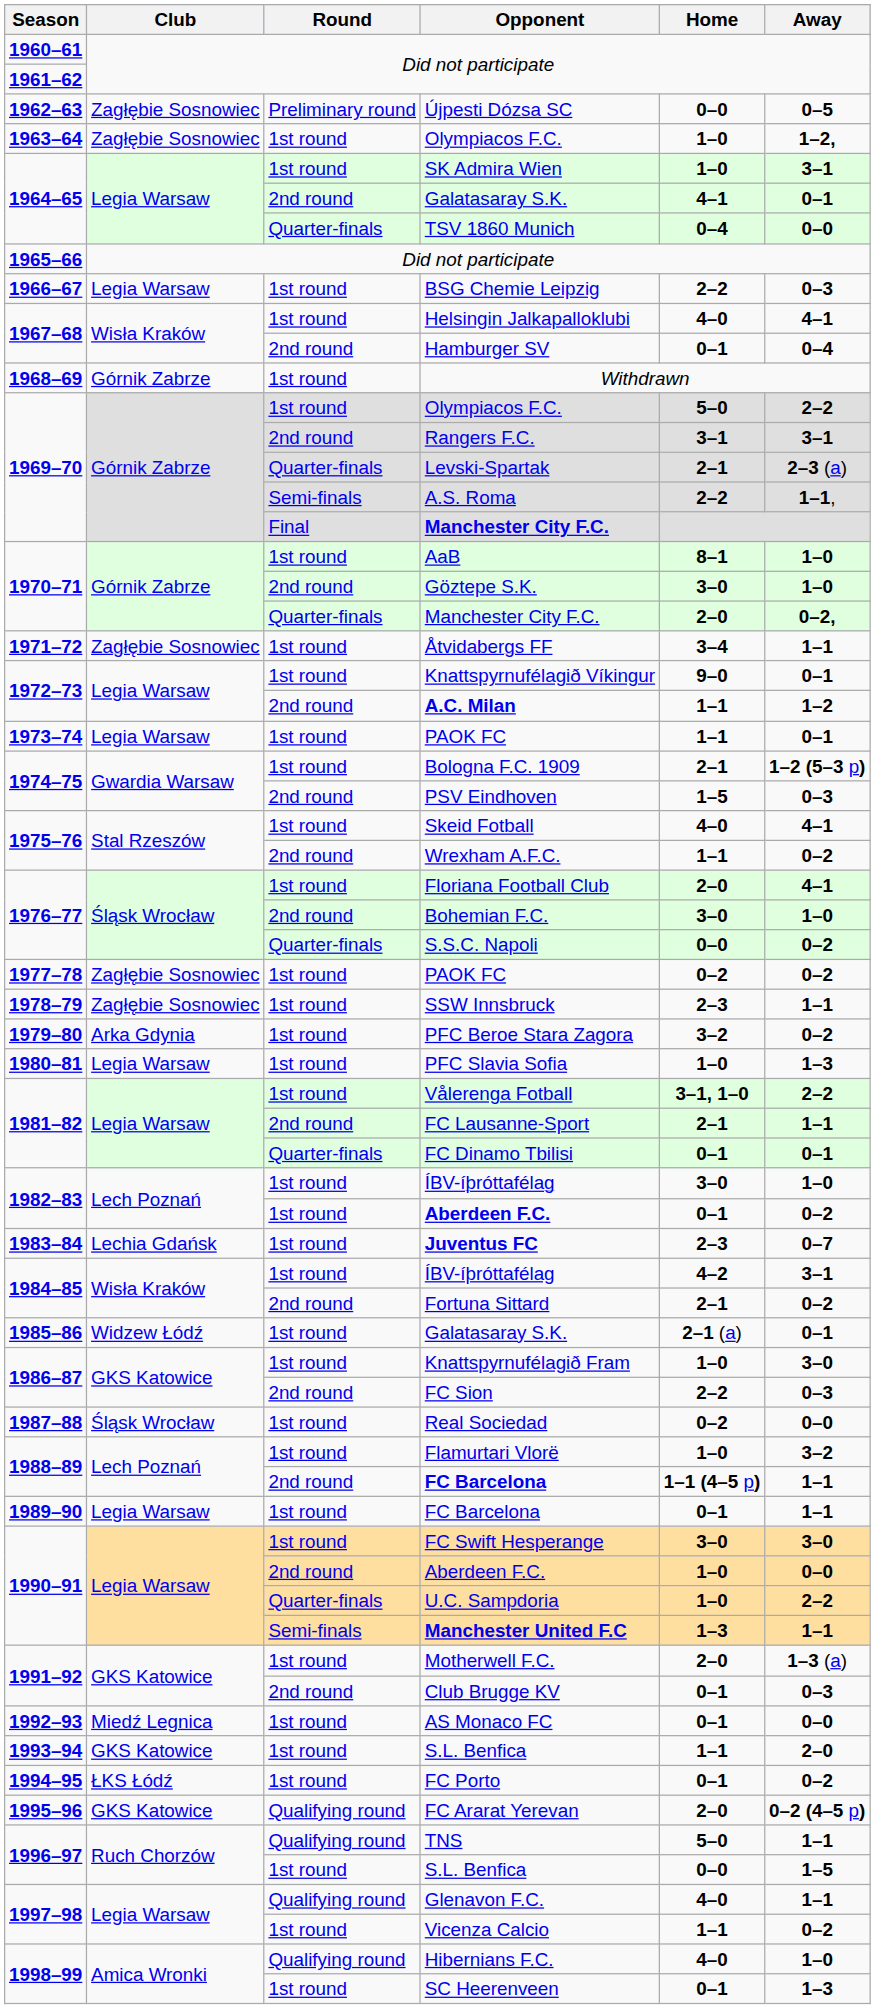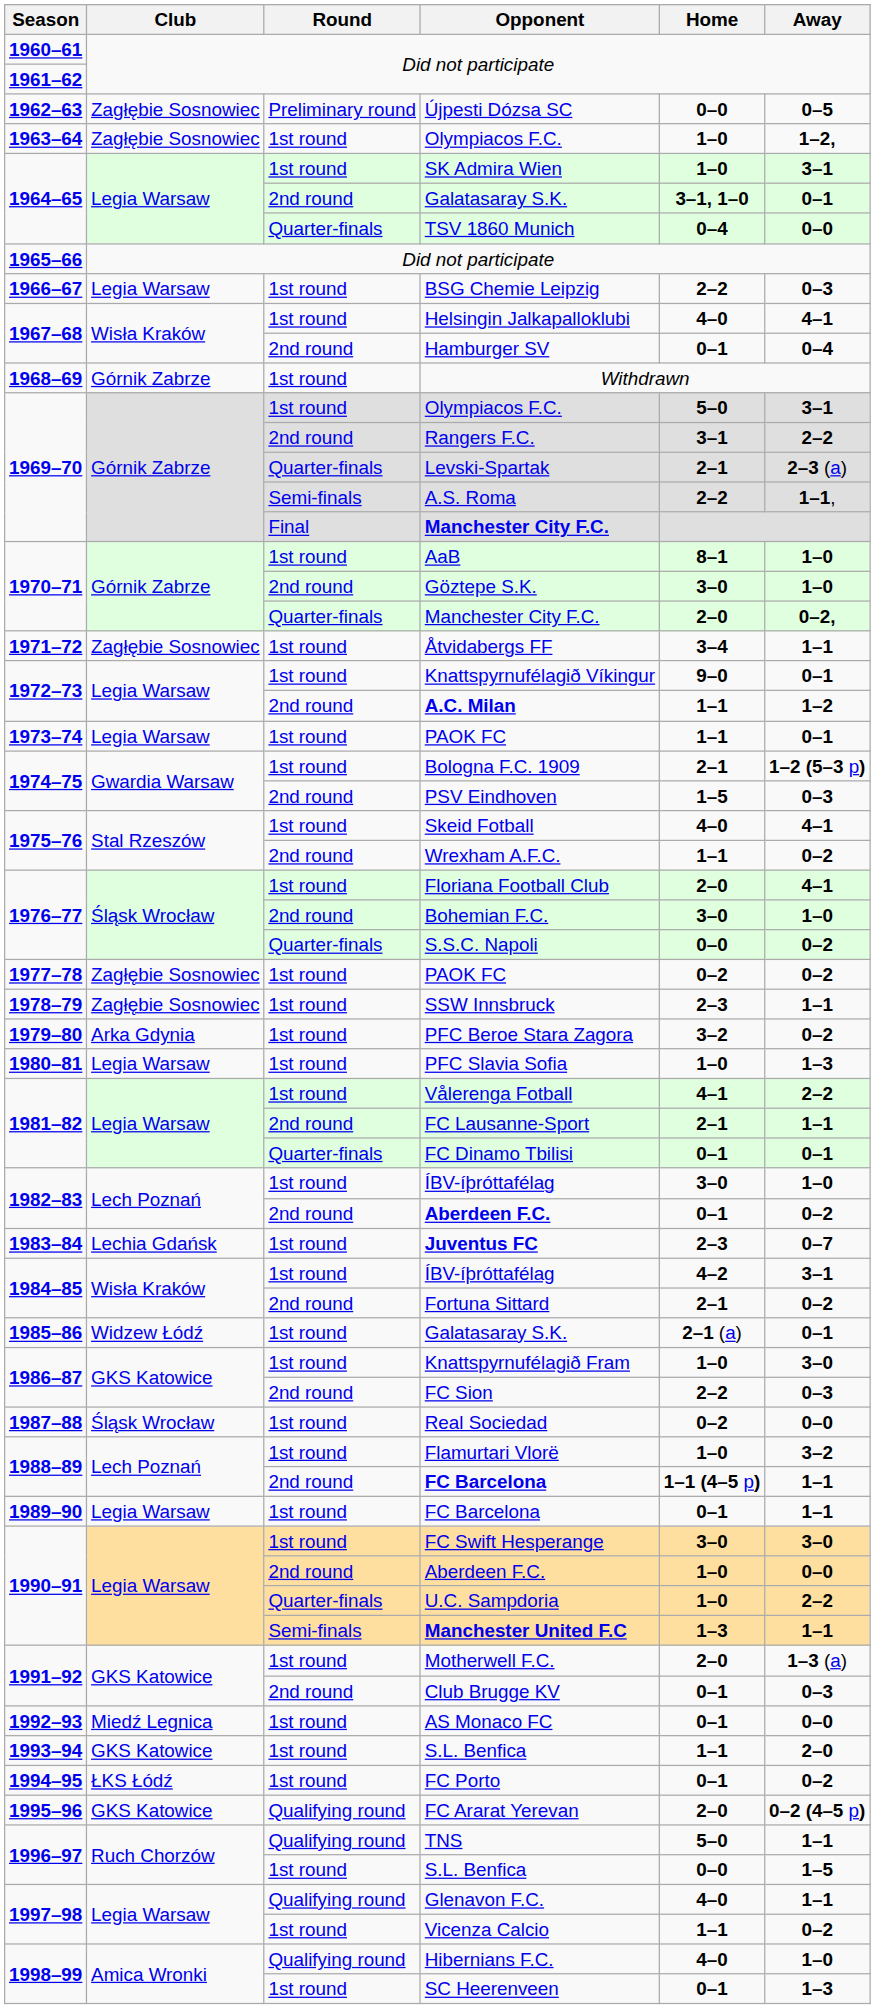(712, 199) 4–1 -> (712, 199) 3–1, 1–0
(817, 408) 2–2 -> (817, 408) 3–1
(817, 437) 3–1 -> (817, 437) 2–2
(712, 1094) 3–1, 1–0 -> (712, 1094) 4–1
(308, 1213) 1st round -> (311, 1213) 2nd round
